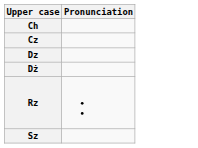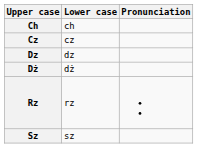+ column: (90, 12)
